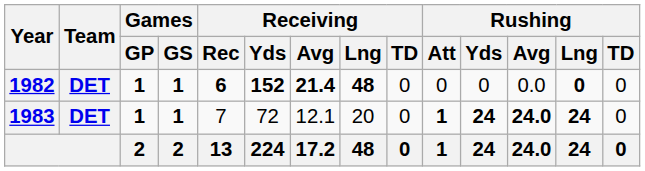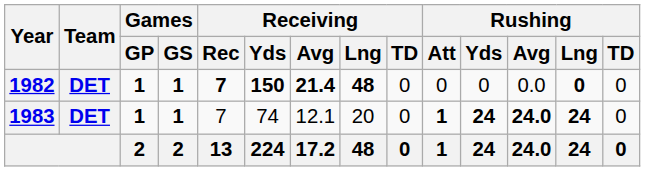(221, 85) 6 -> (221, 85) 7
(268, 85) 152 -> (268, 85) 150
(268, 117) 72 -> (268, 117) 74
